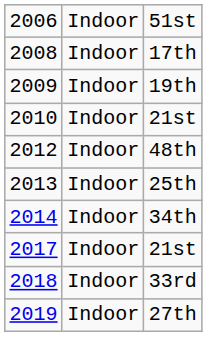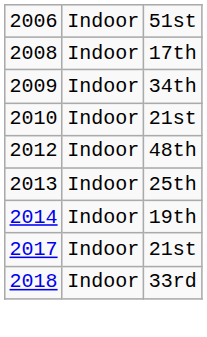(173, 86) 19th -> (173, 86) 34th
(173, 217) 34th -> (173, 217) 19th
- row: (34, 315)
